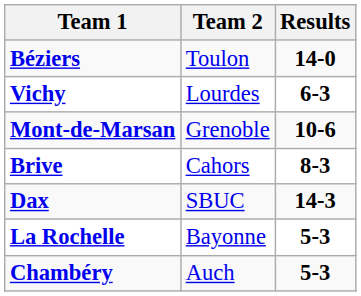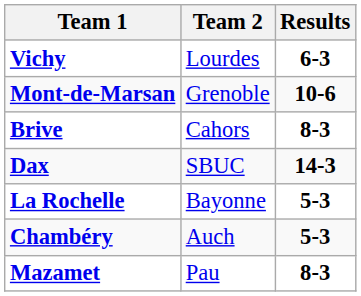- row: (45, 58)
+ row: (55, 272)
